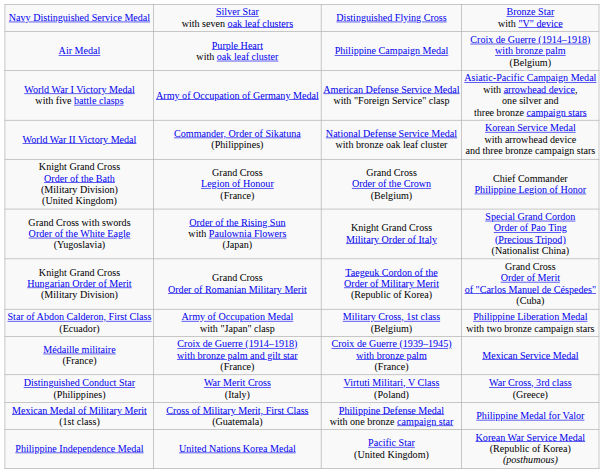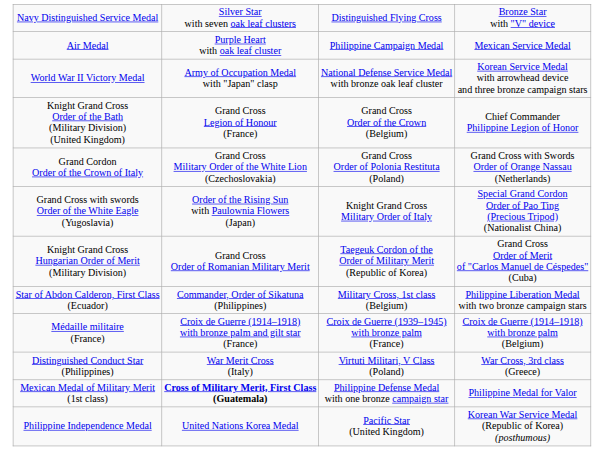(530, 51) Croix de Guerre (1914–1918) with bronze palm (Belgium) -> (523, 45) Mexican Service Medal
- row: (79, 95)
(237, 139) Commander, Order of Sikatuna (Philippines) -> (240, 78) Army of Occupation Medal with "Japan" clasp
+ row: (88, 167)
(237, 322) Army of Occupation Medal with "Japan" clasp -> (240, 300) Commander, Order of Sikatuna (Philippines)
(530, 355) Mexican Service Medal -> (523, 333) Croix de Guerre (1914–1918) with bronze palm (Belgium)
(237, 416) normal -> (240, 393) bold
